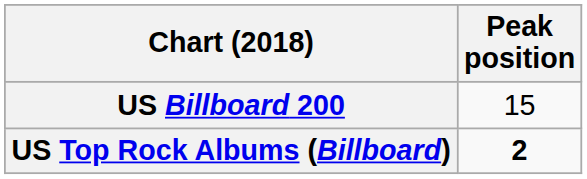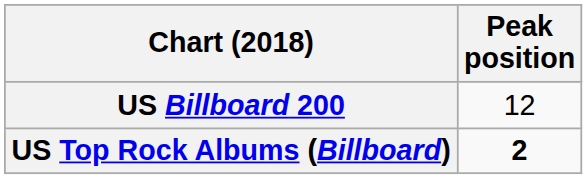(520, 104) 15 -> (520, 104) 12
